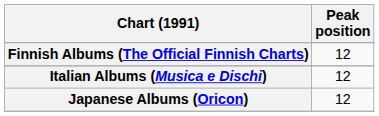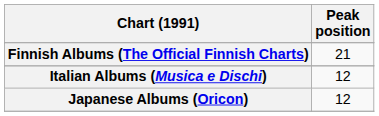(343, 54) 12 -> (343, 54) 21
